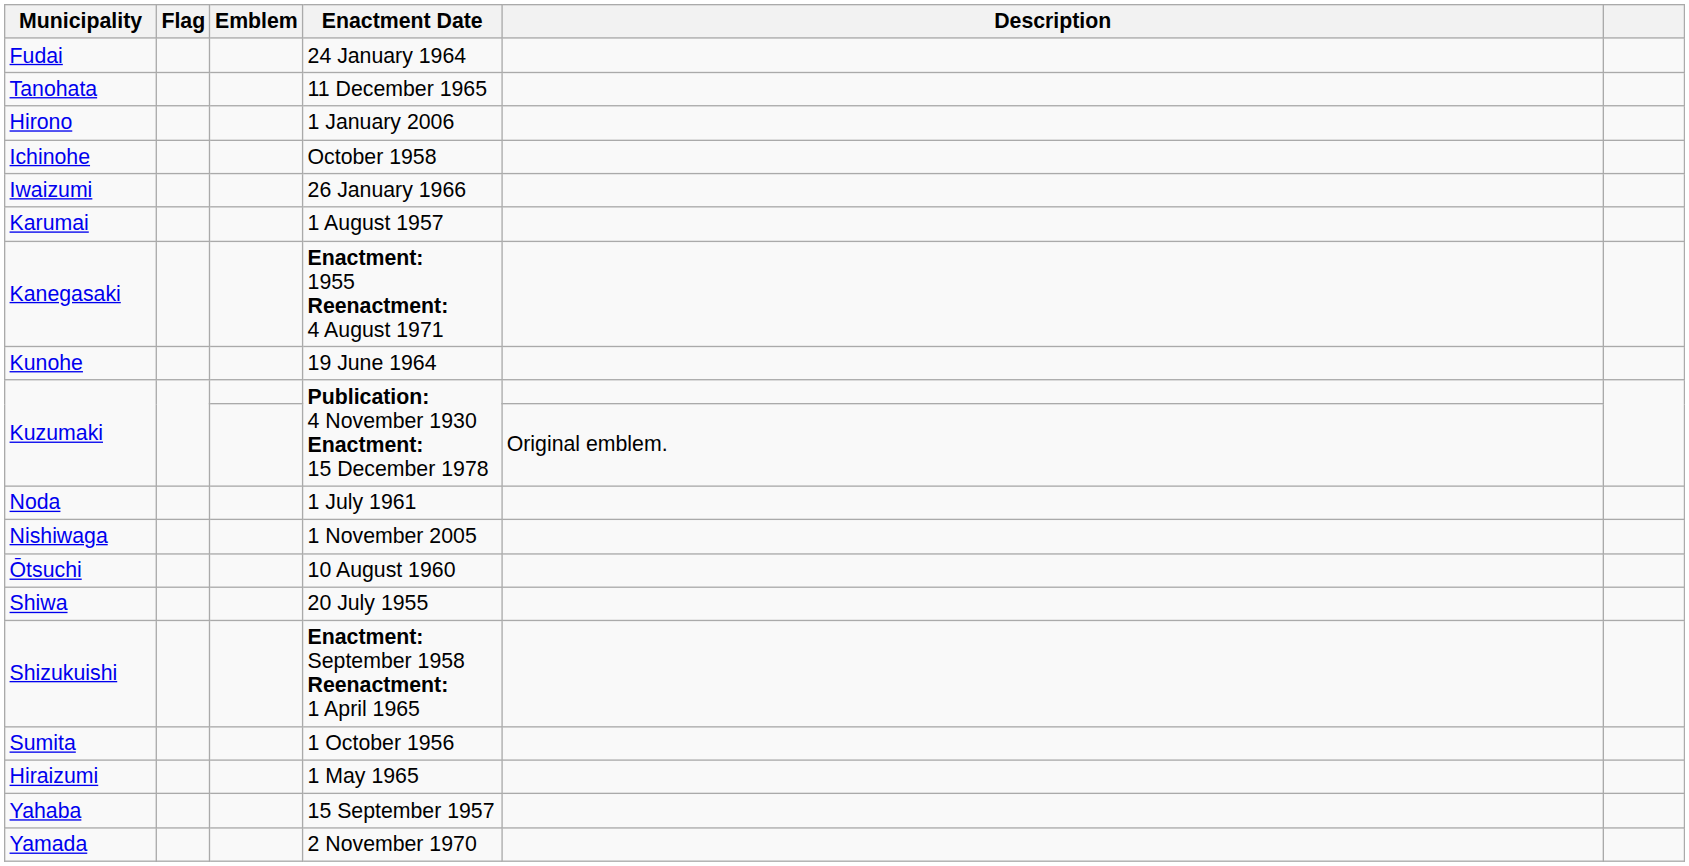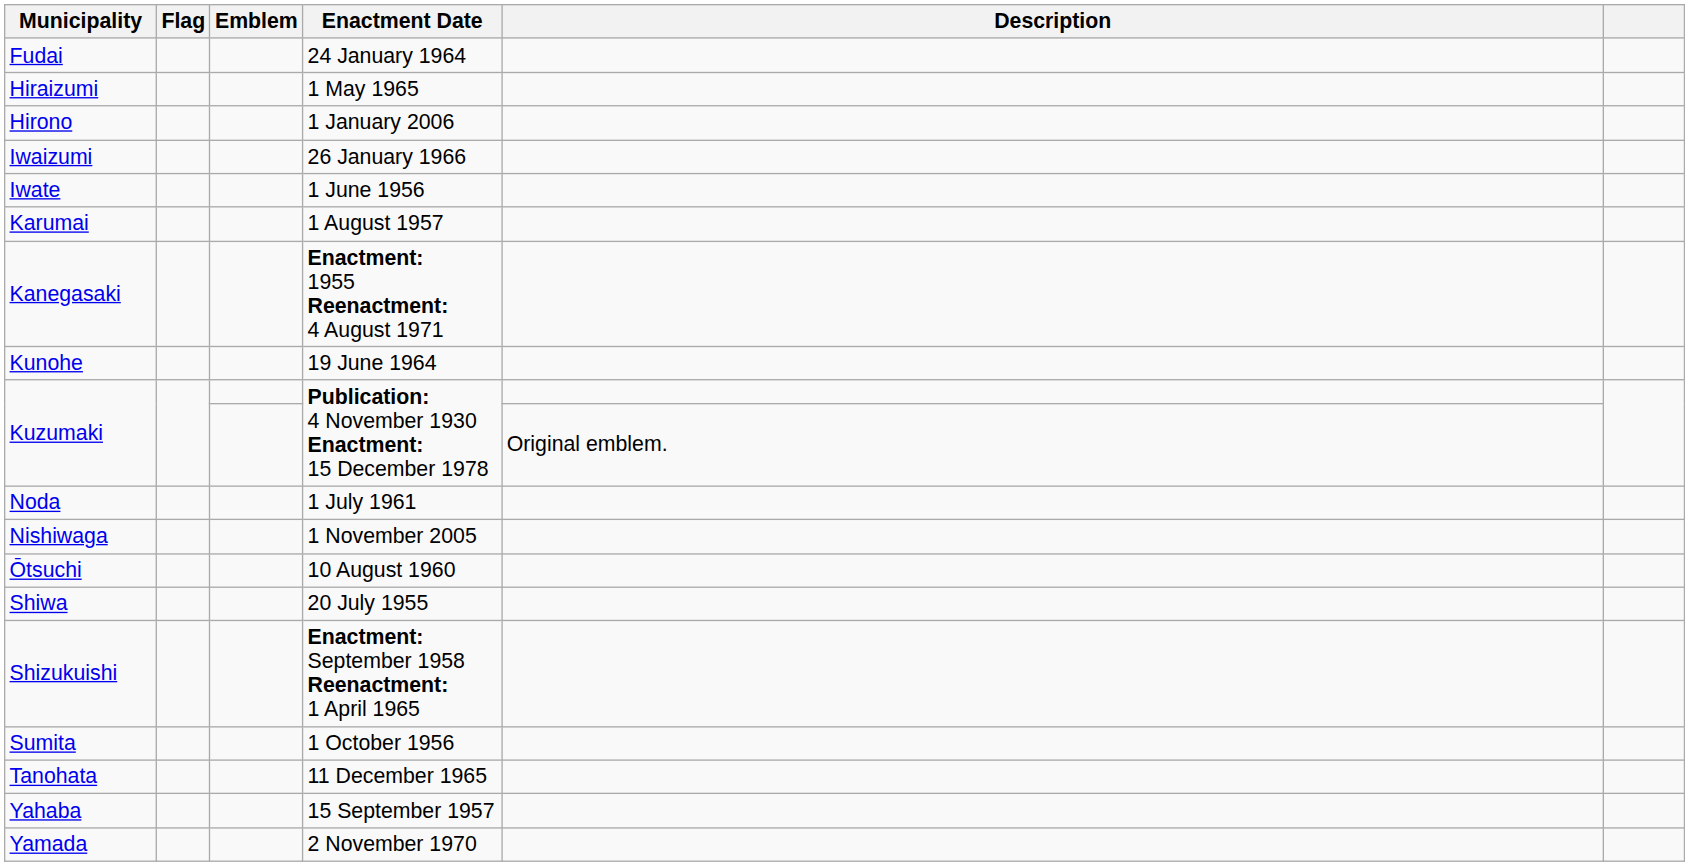rows swapped: (54, 776) <-> (53, 88)
- row: (50, 156)
+ row: (35, 190)
